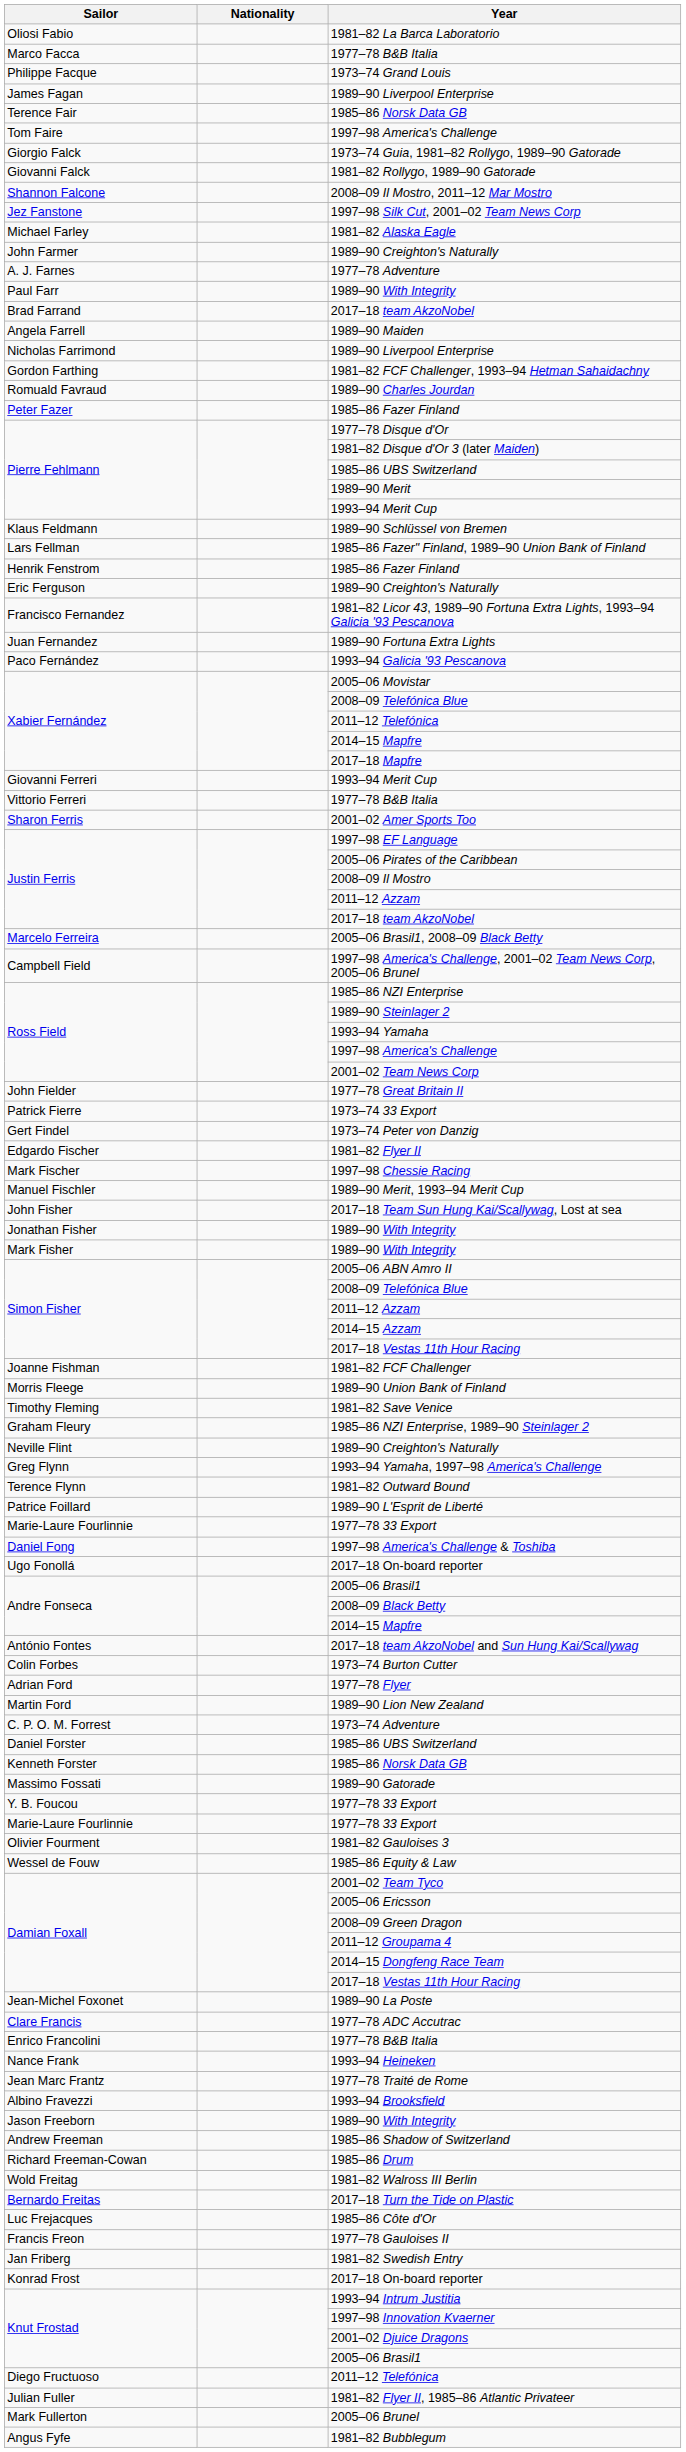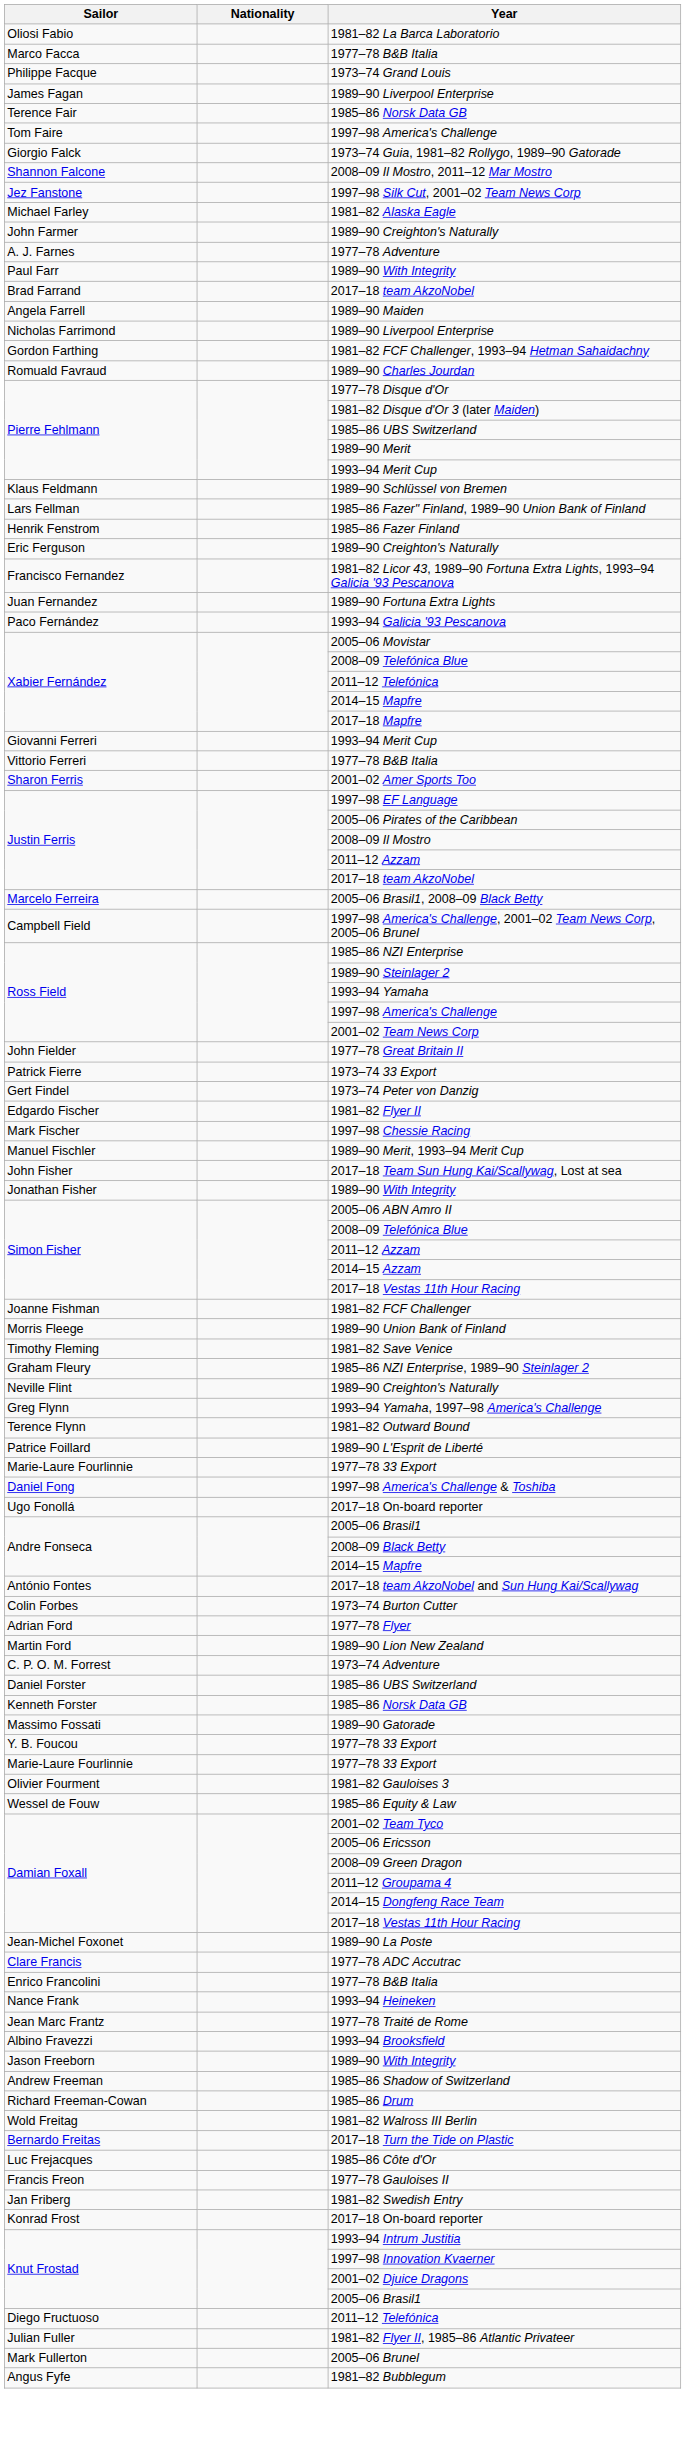- row: (49, 172)
- row: (40, 410)
- row: (40, 1249)
